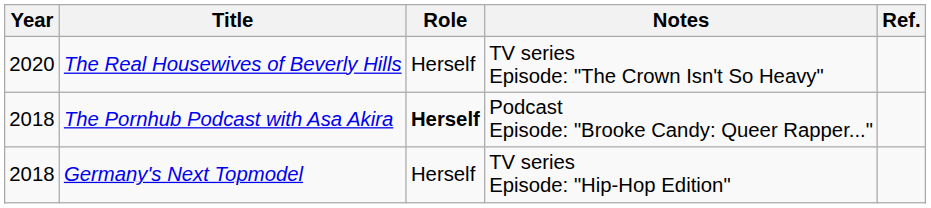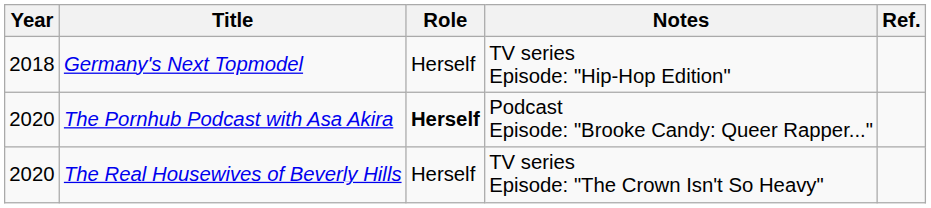rows swapped: (183, 174) <-> (233, 64)
(32, 119) 2018 -> (32, 119) 2020
